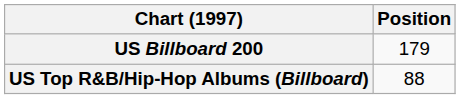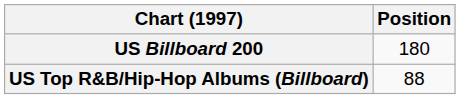(414, 49) 179 -> (414, 49) 180
